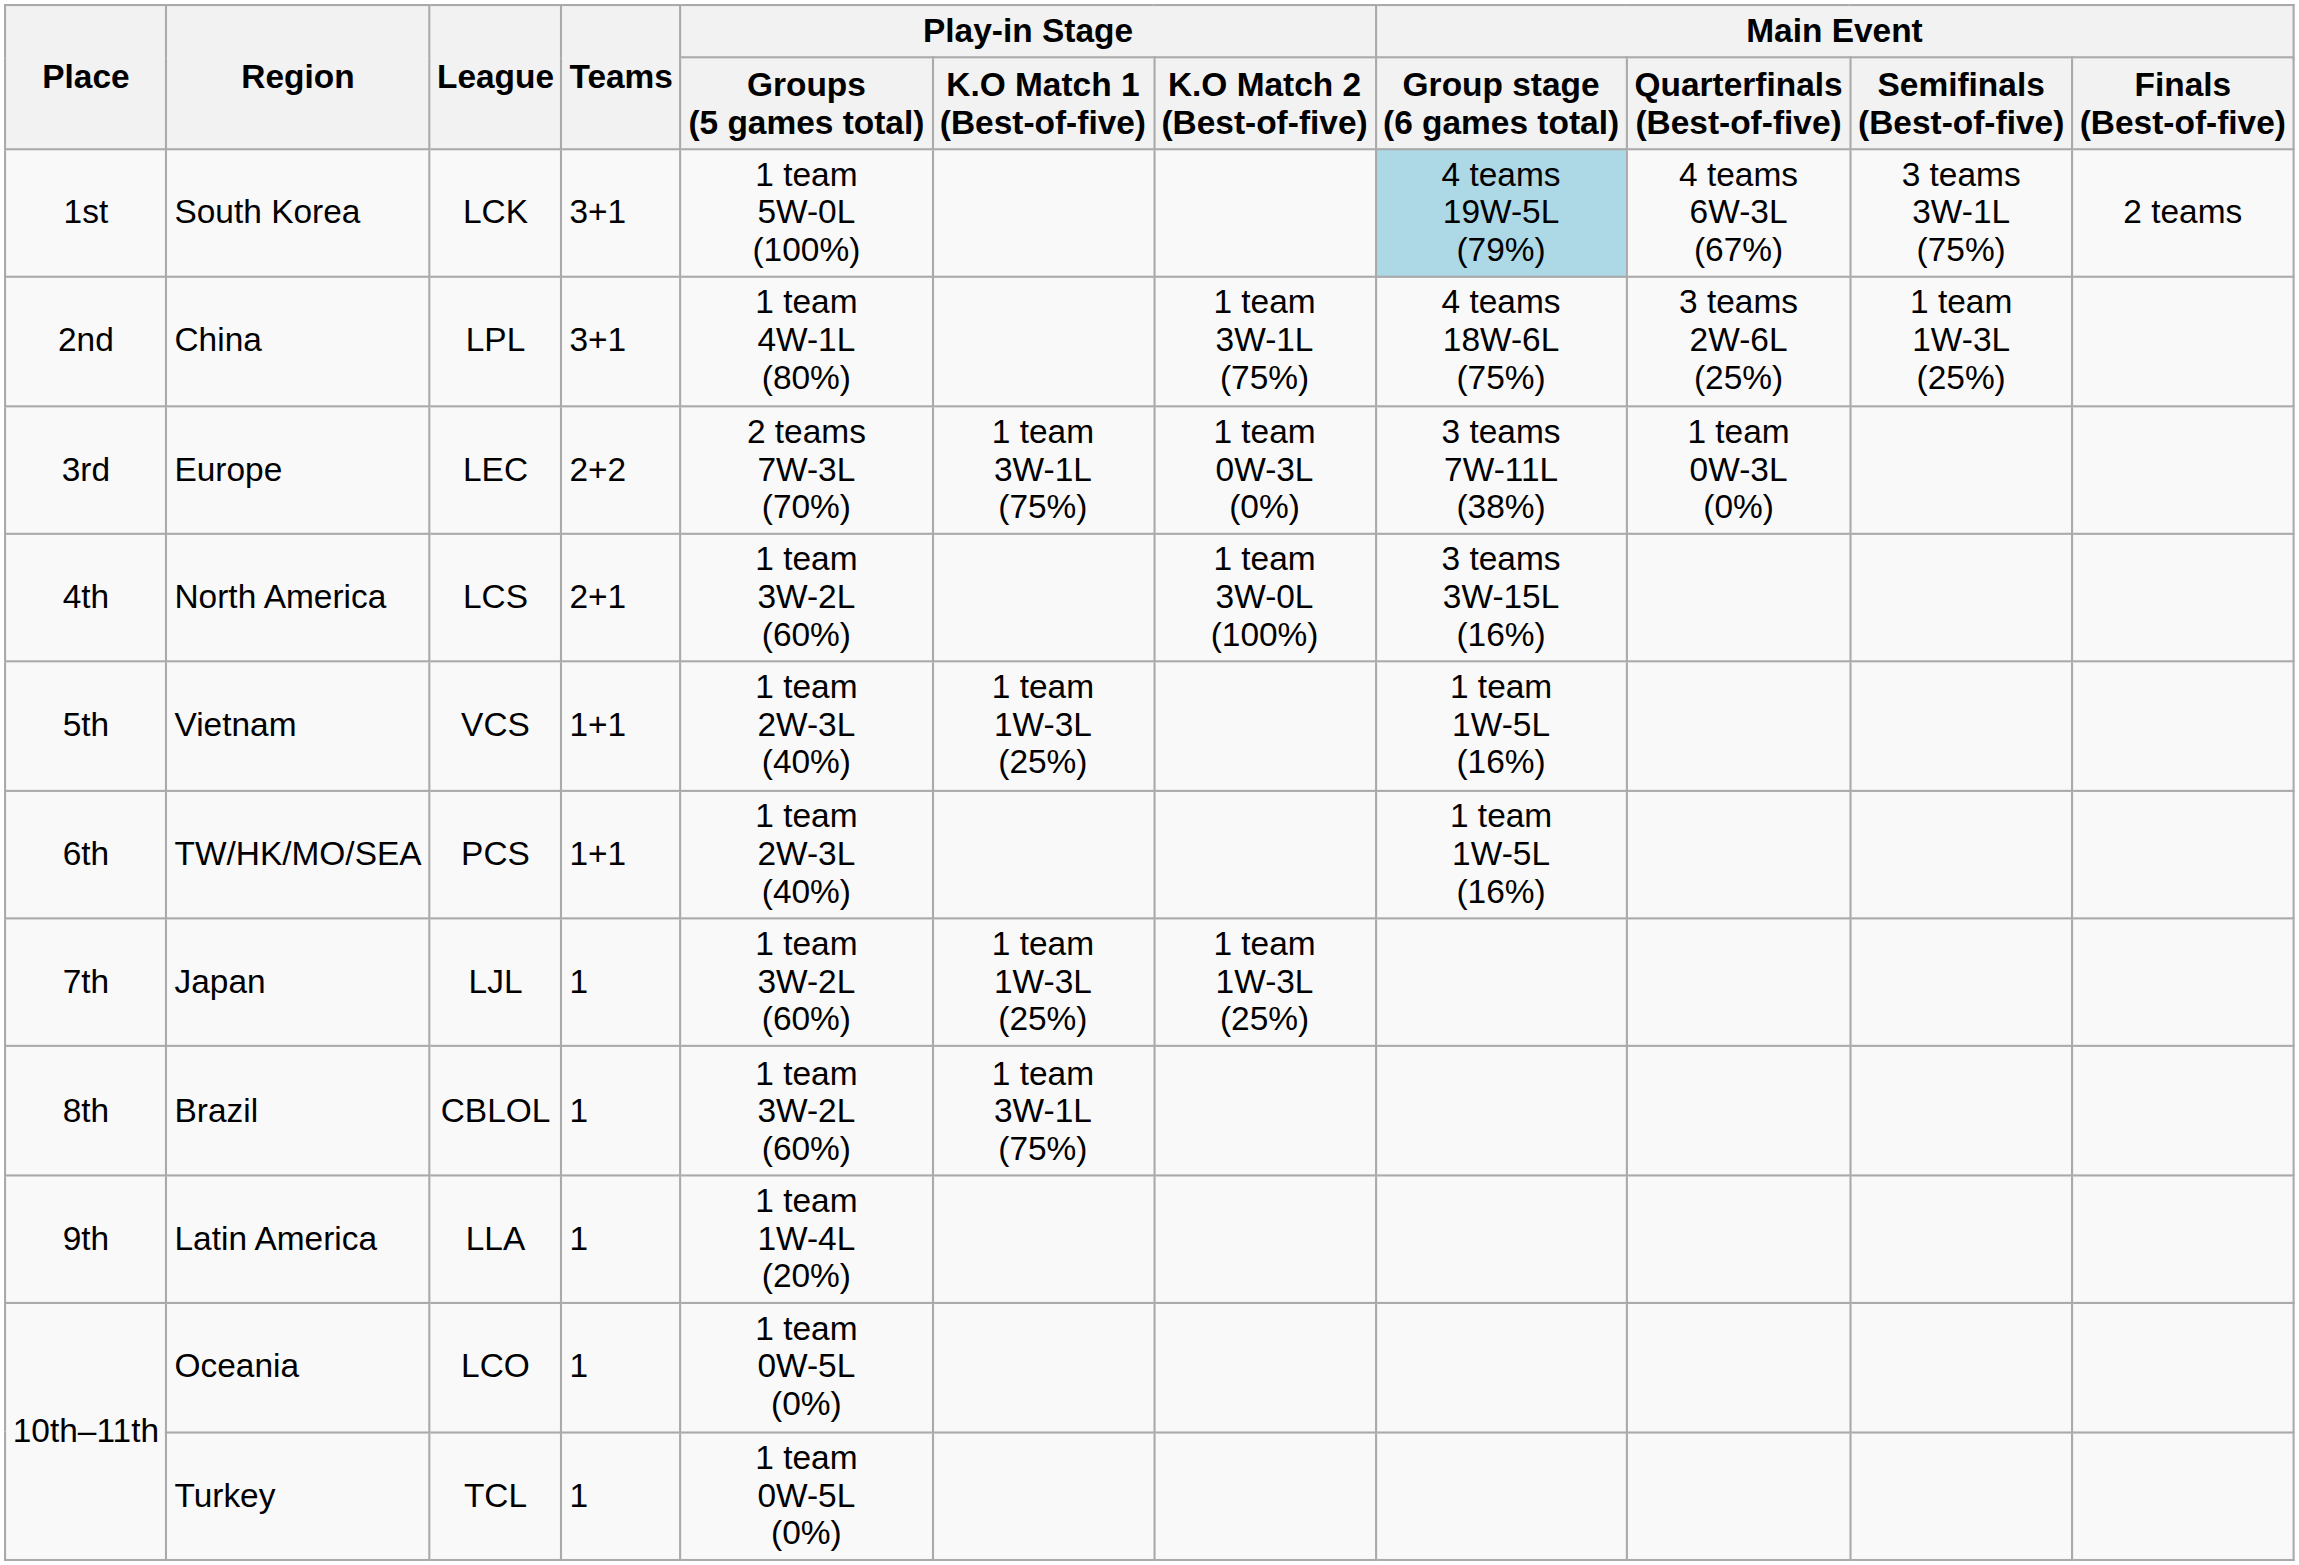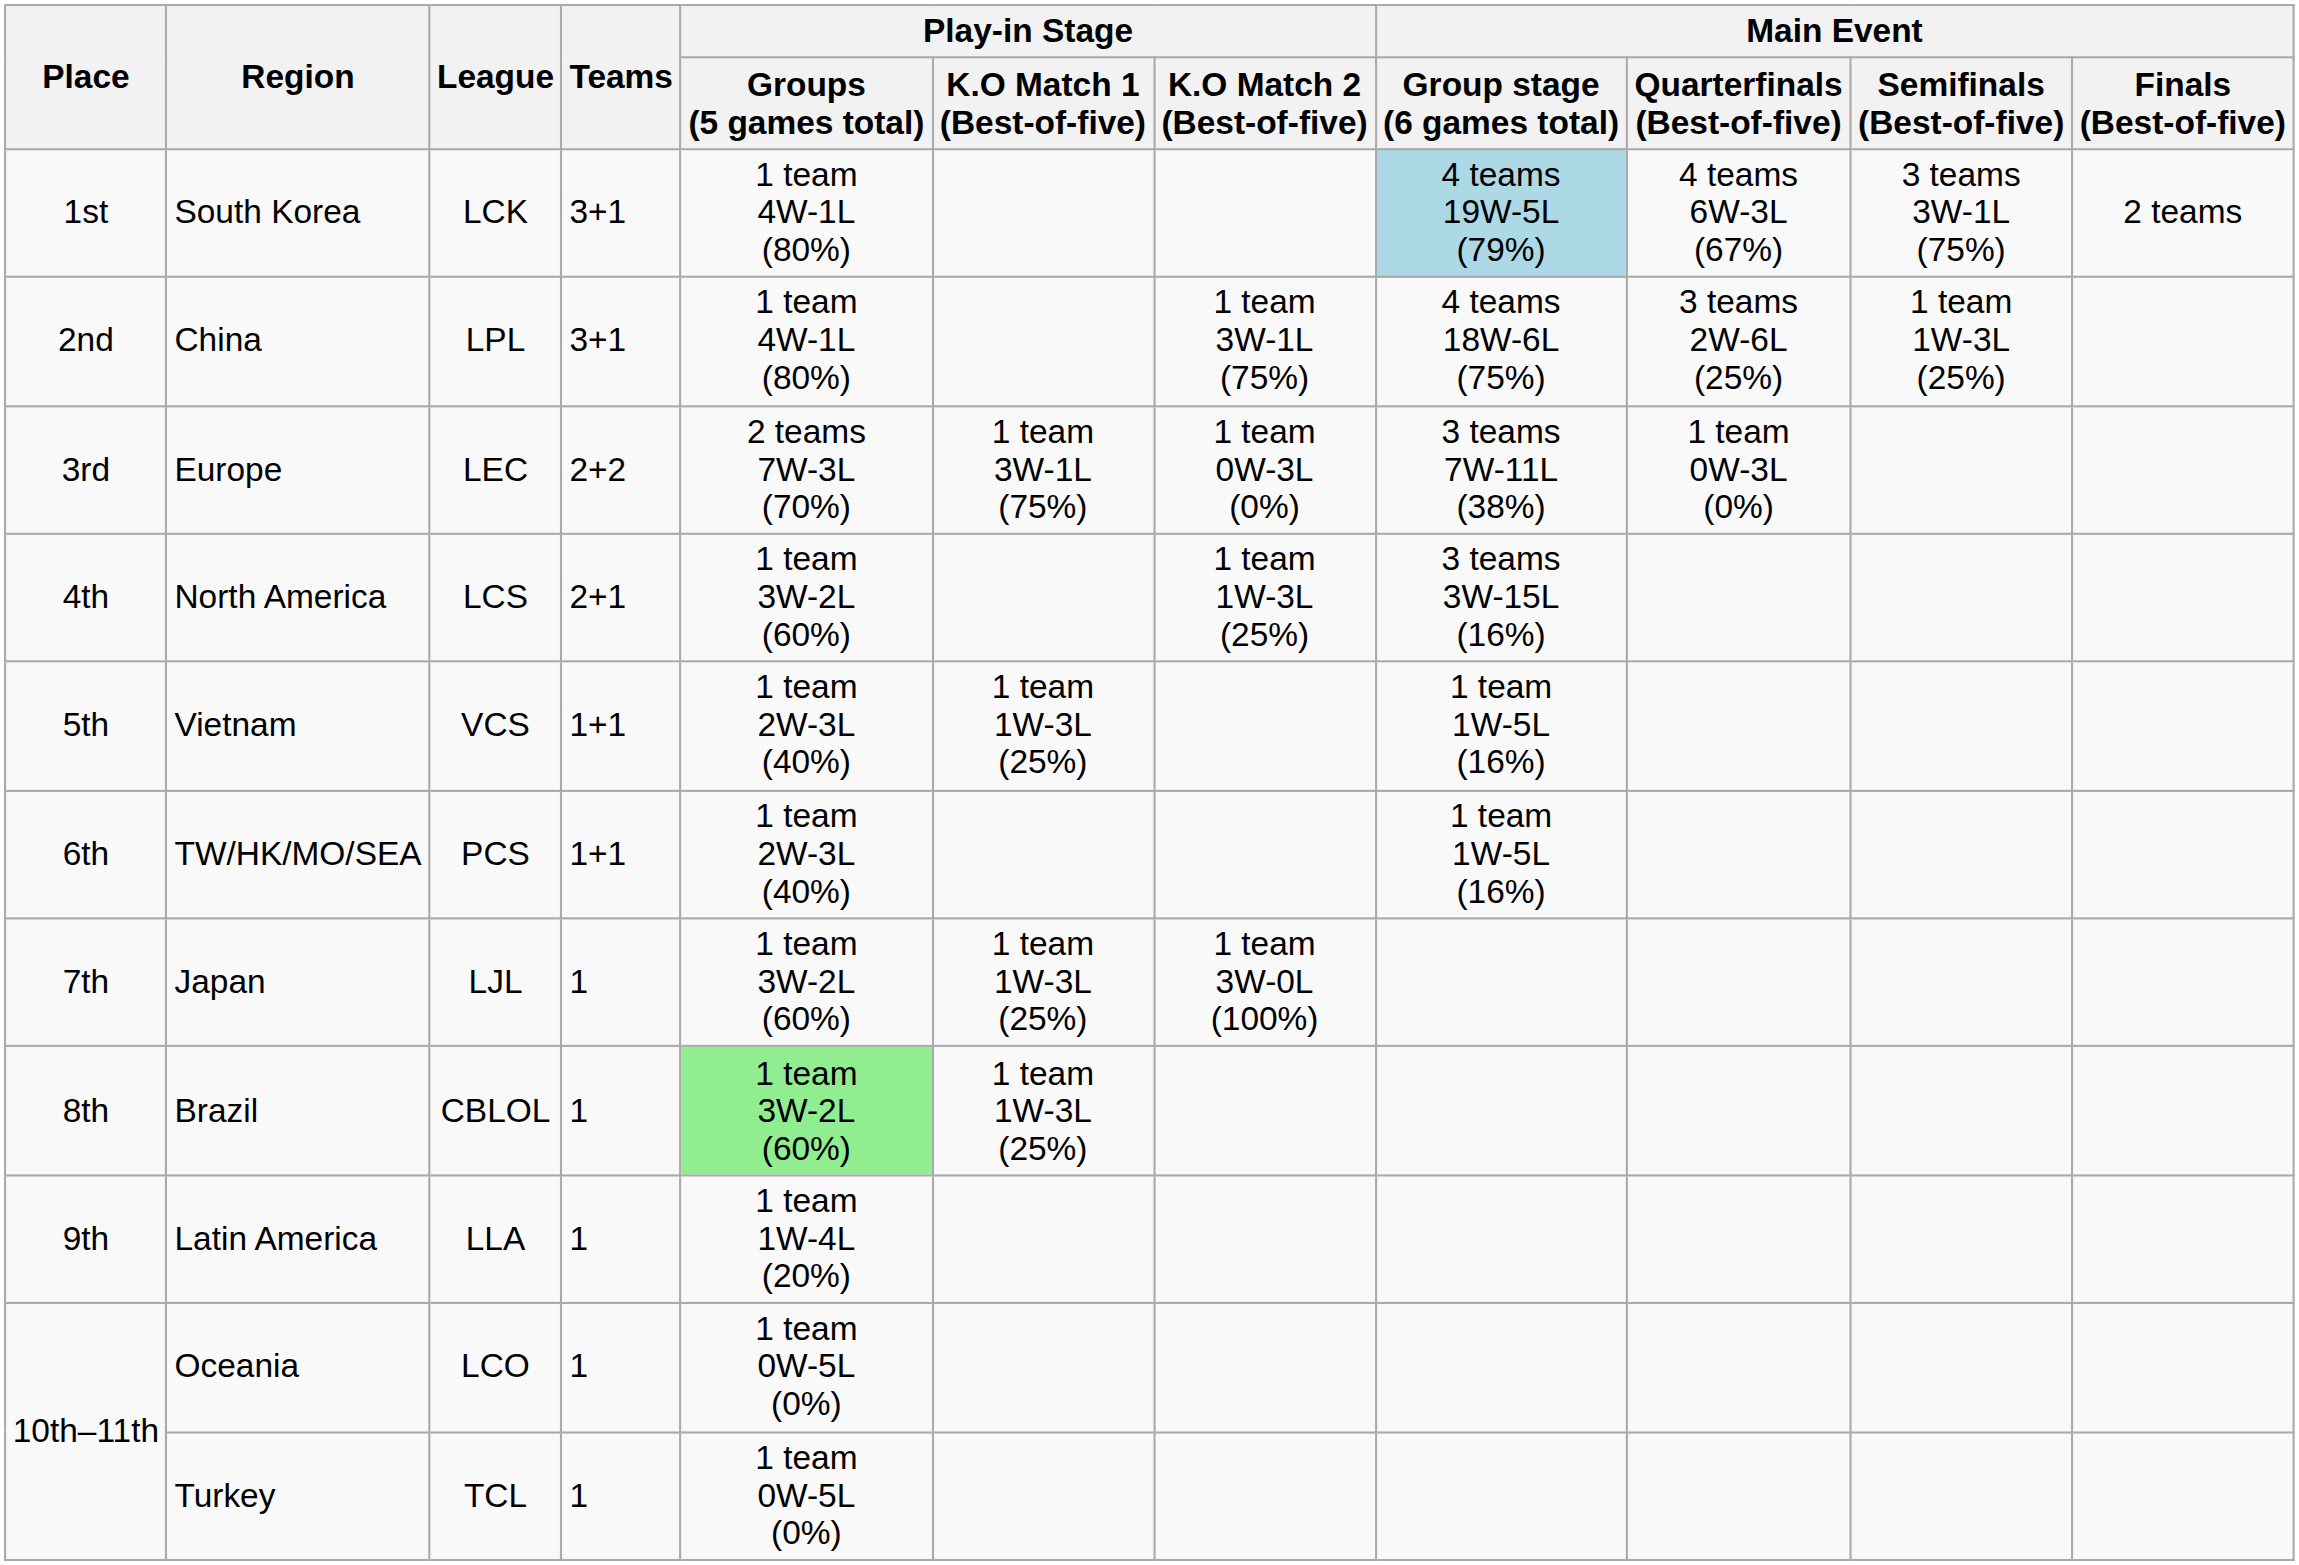(806, 212) 1 team 5W-0L (100%) -> (806, 212) 1 team 4W-1L (80%)
(1265, 597) 1 team 3W-0L (100%) -> (1265, 597) 1 team 1W-3L (25%)
(1265, 981) 1 team 1W-3L (25%) -> (1265, 981) 1 team 3W-0L (100%)
(806, 1110) no background -> (806, 1110) lightgreen background
(1043, 1110) 1 team 3W-1L (75%) -> (1043, 1110) 1 team 1W-3L (25%)
